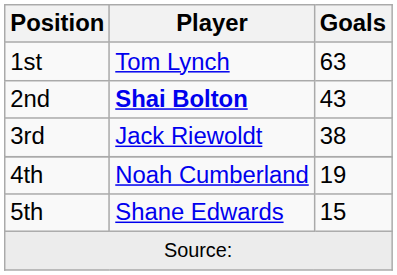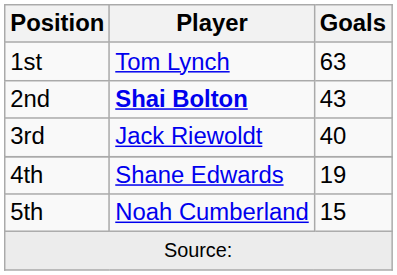(333, 136) 38 -> (333, 136) 40
(212, 174) Noah Cumberland -> (199, 174) Shane Edwards
(199, 212) Shane Edwards -> (212, 212) Noah Cumberland
